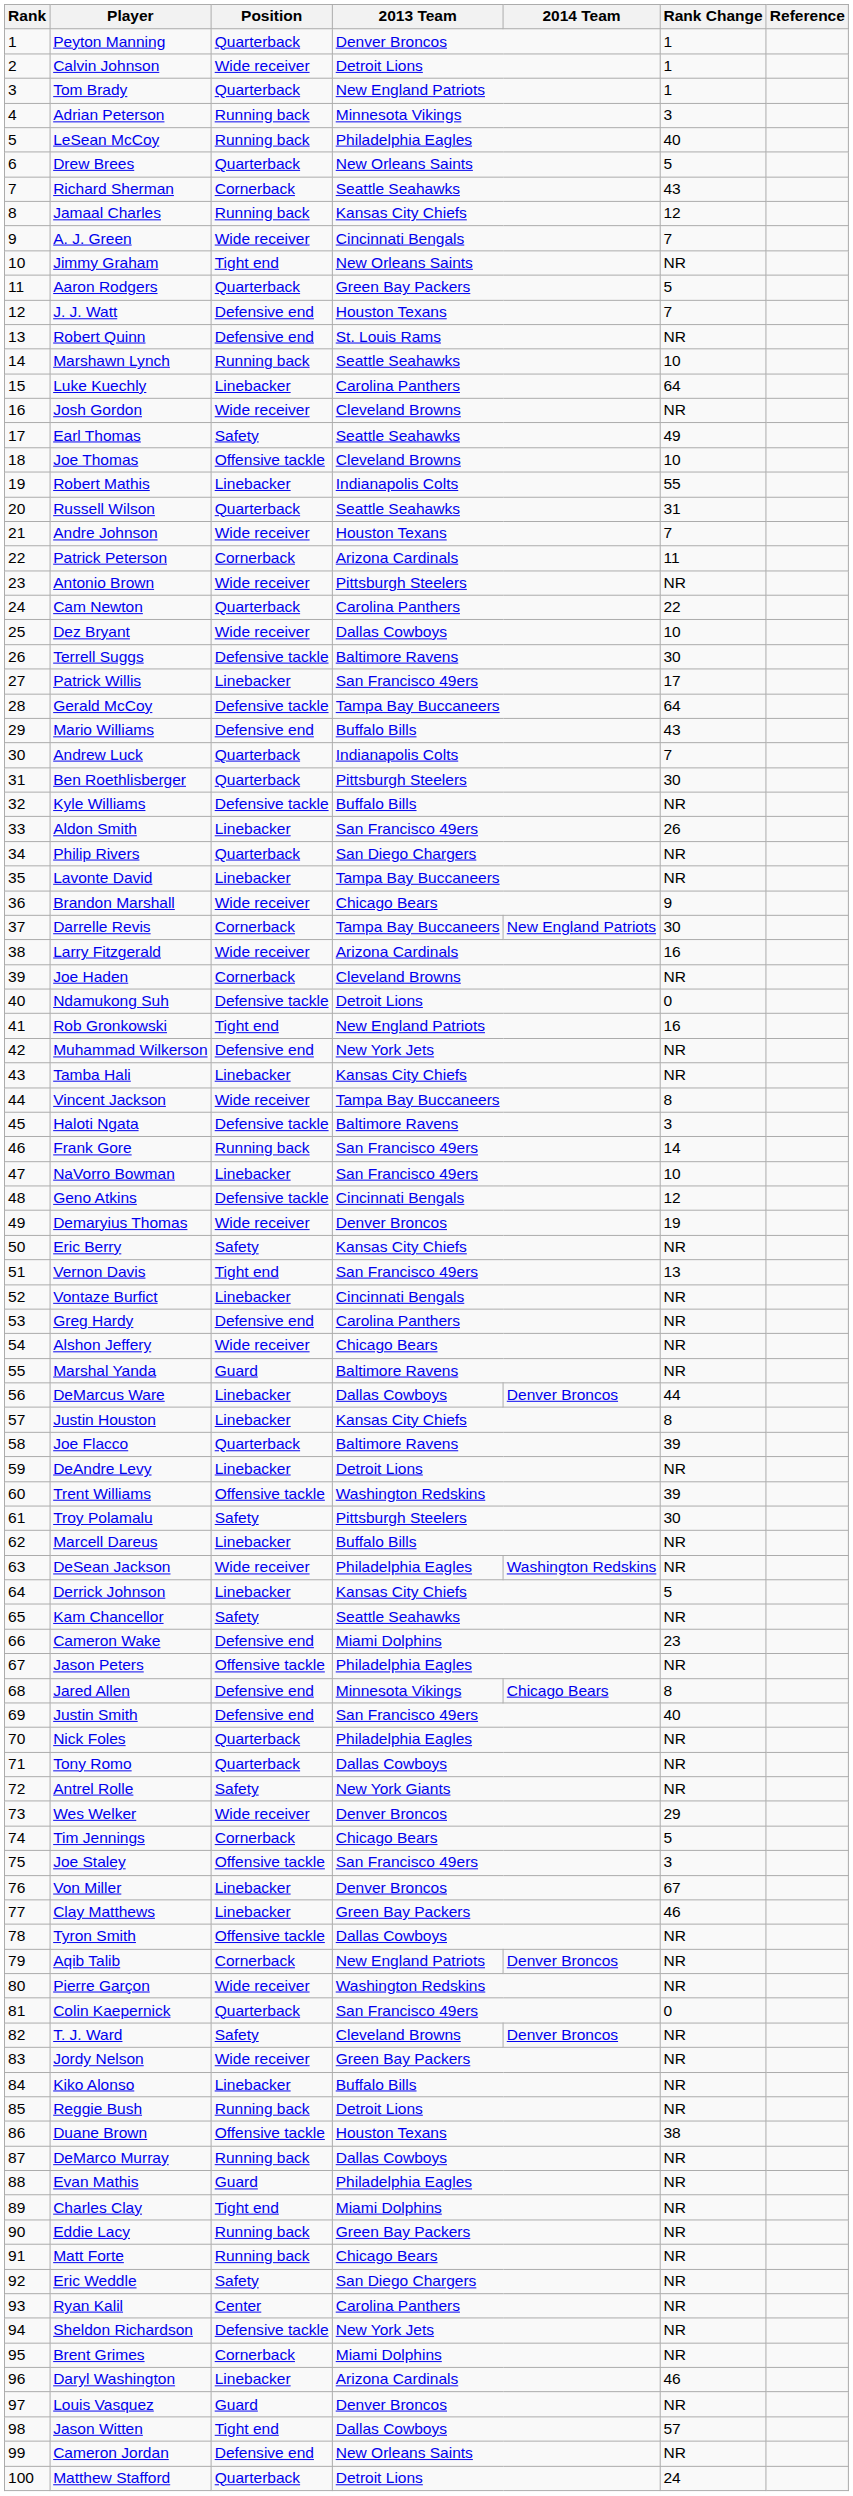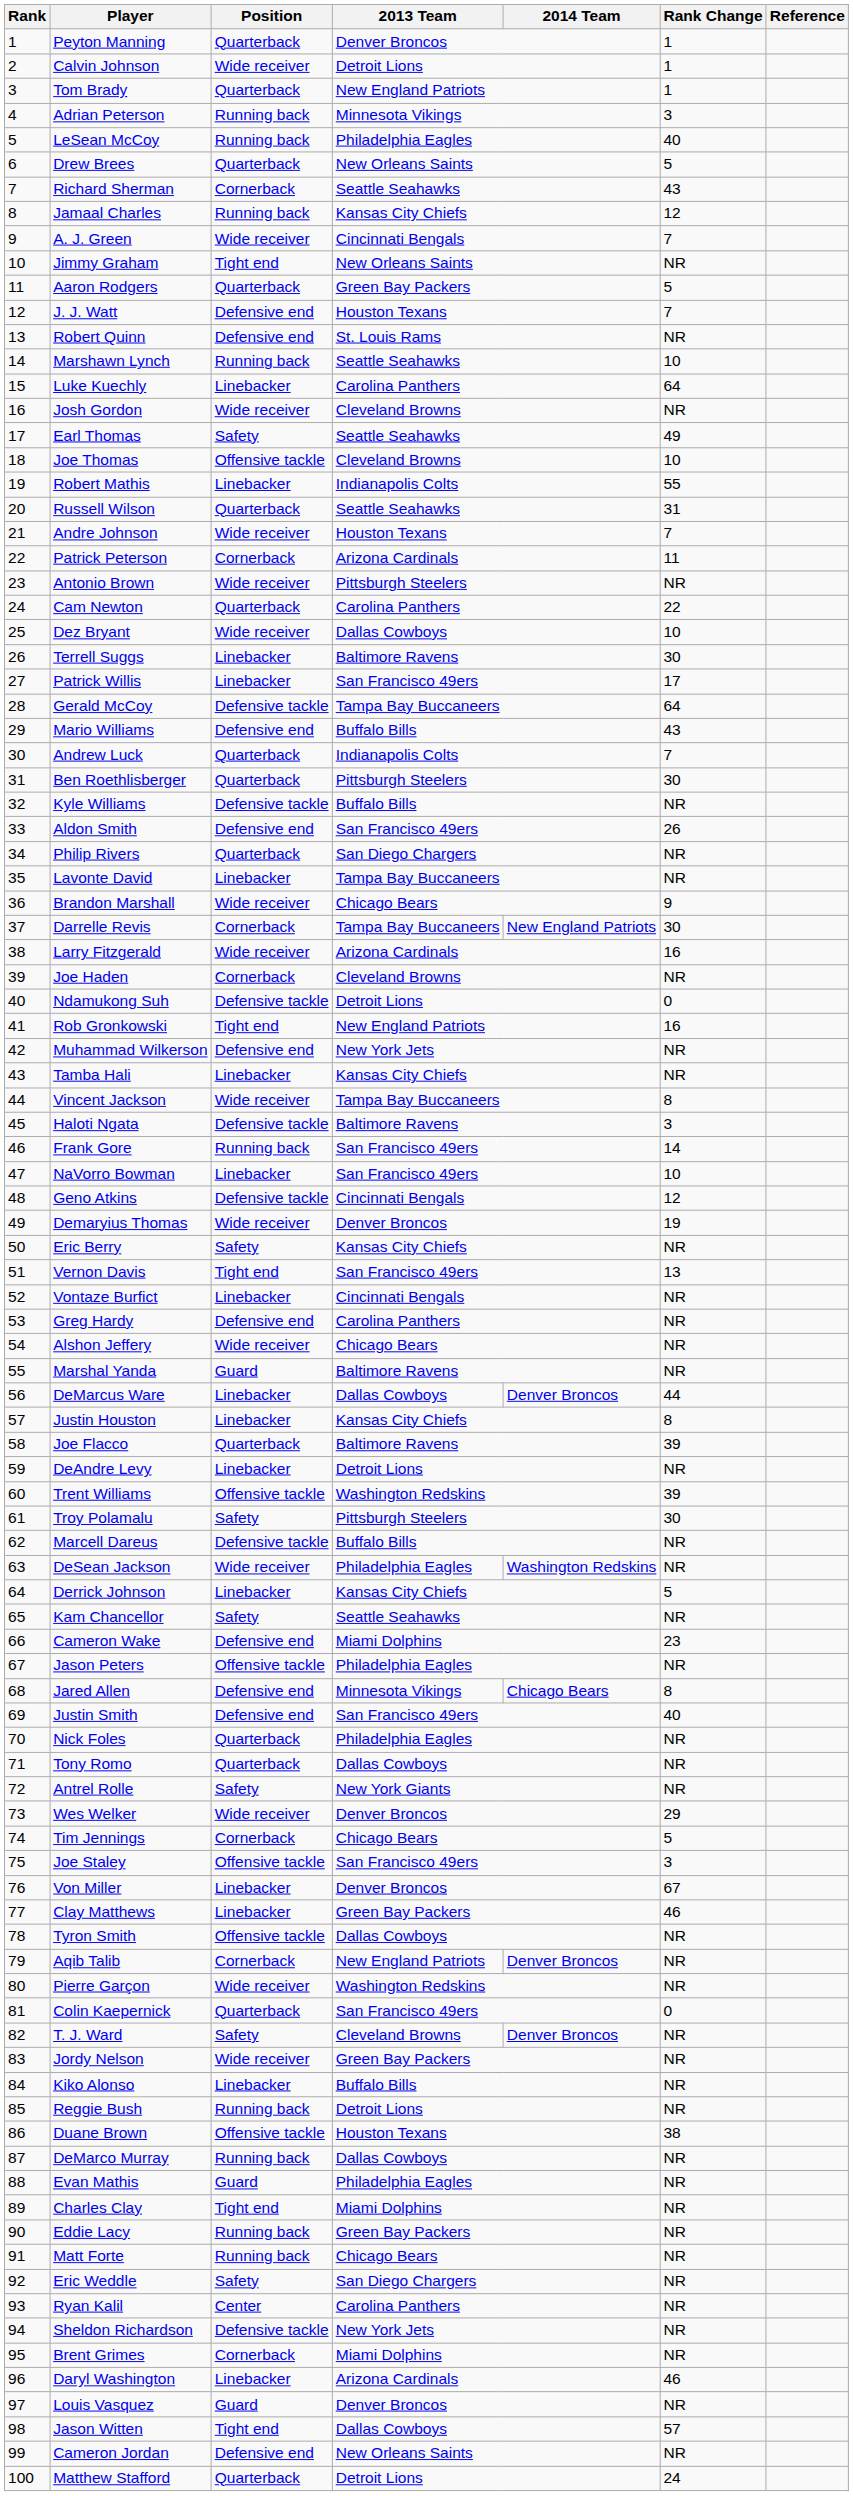(272, 656) Defensive tackle -> (253, 656) Linebacker
(253, 829) Linebacker -> (264, 829) Defensive end
(253, 1542) Linebacker -> (272, 1542) Defensive tackle
